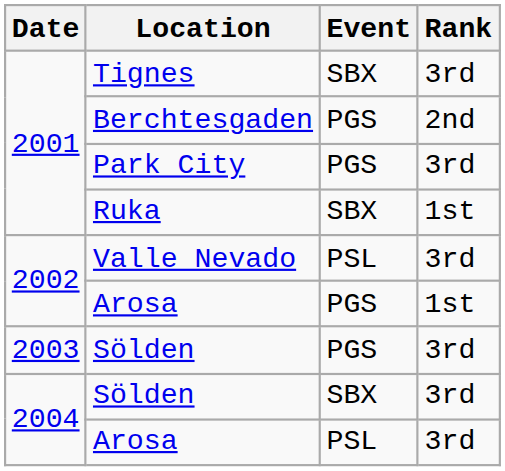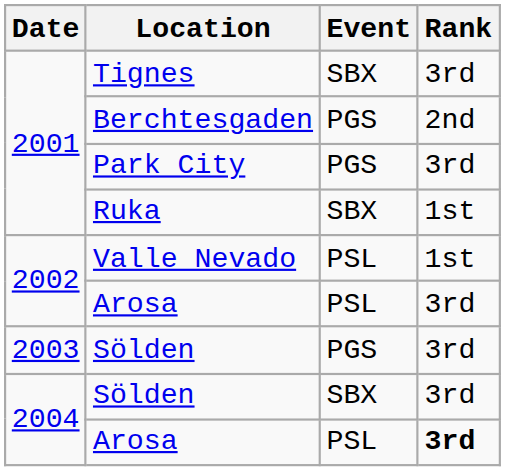(450, 258) 3rd -> (450, 258) 1st
(352, 304) PGS -> (352, 304) PSL
(450, 304) 1st -> (450, 304) 3rd
(450, 442) normal -> (450, 442) bold
